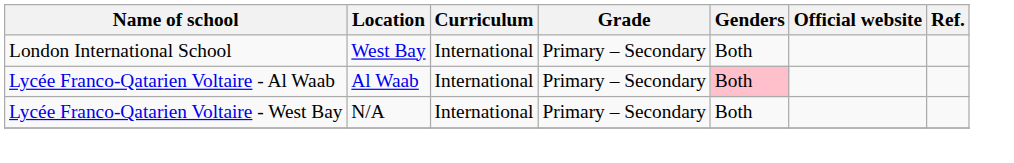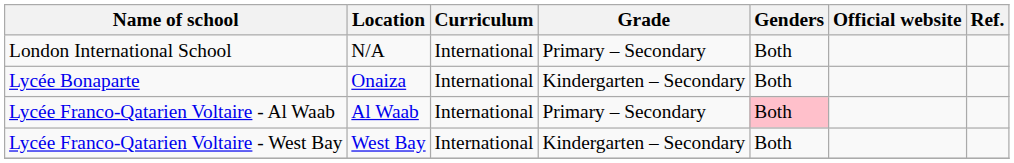(388, 50) West Bay -> (368, 50) N/A
+ row: (74, 81)
(368, 111) N/A -> (388, 142) West Bay
(624, 111) Primary – Secondary -> (644, 142) Kindergarten – Secondary
